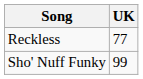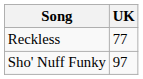(120, 62) 99 -> (120, 62) 97
